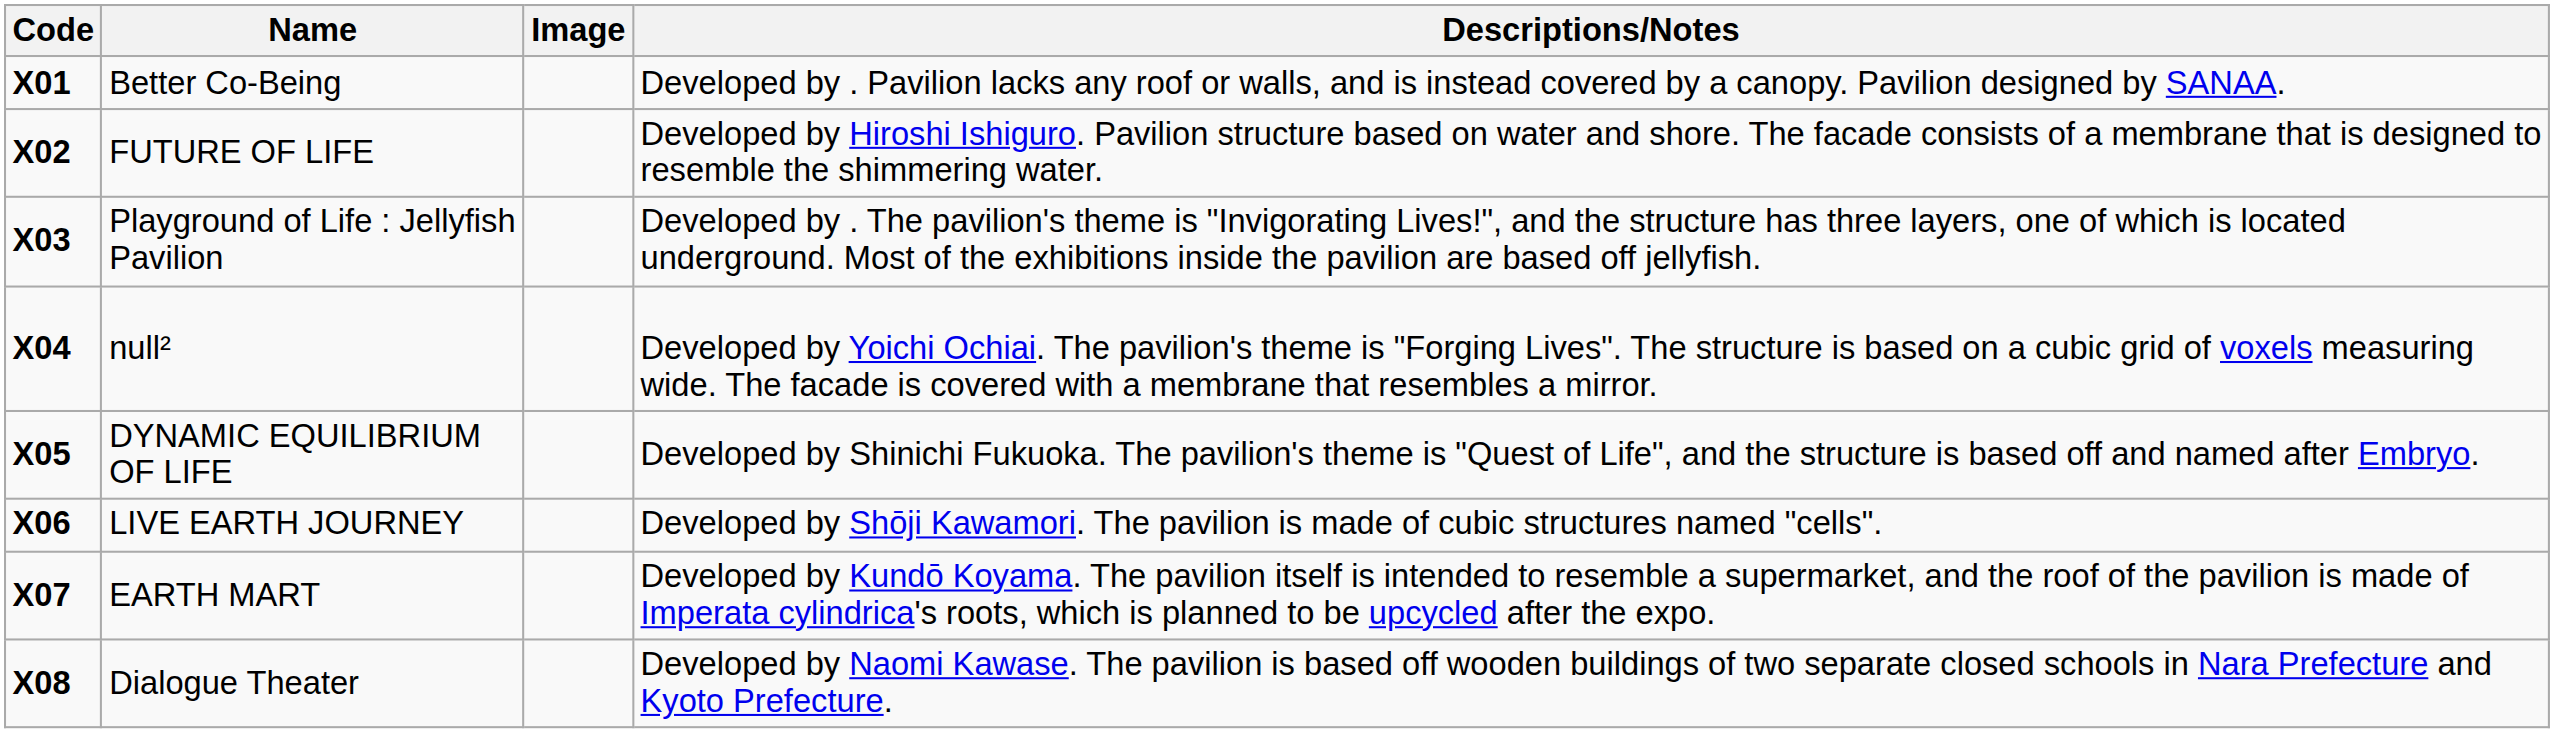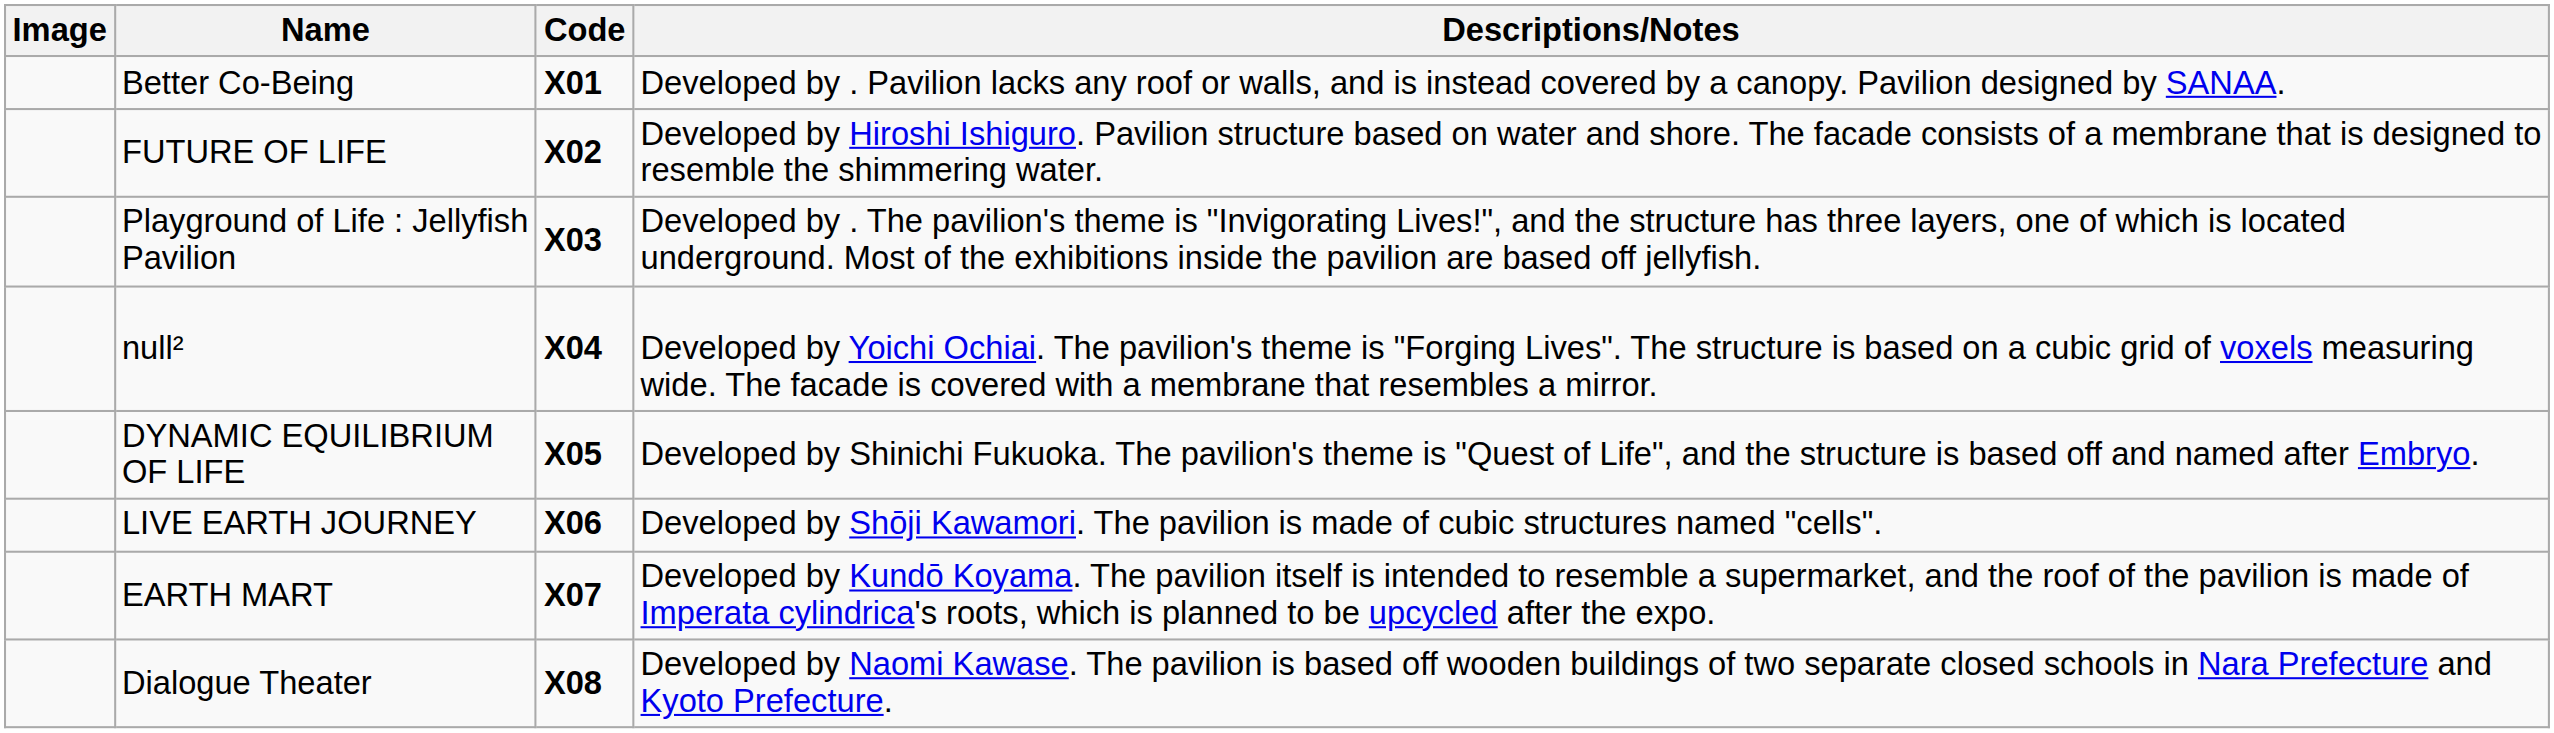columns swapped: (53, 30) <-> (578, 30)
